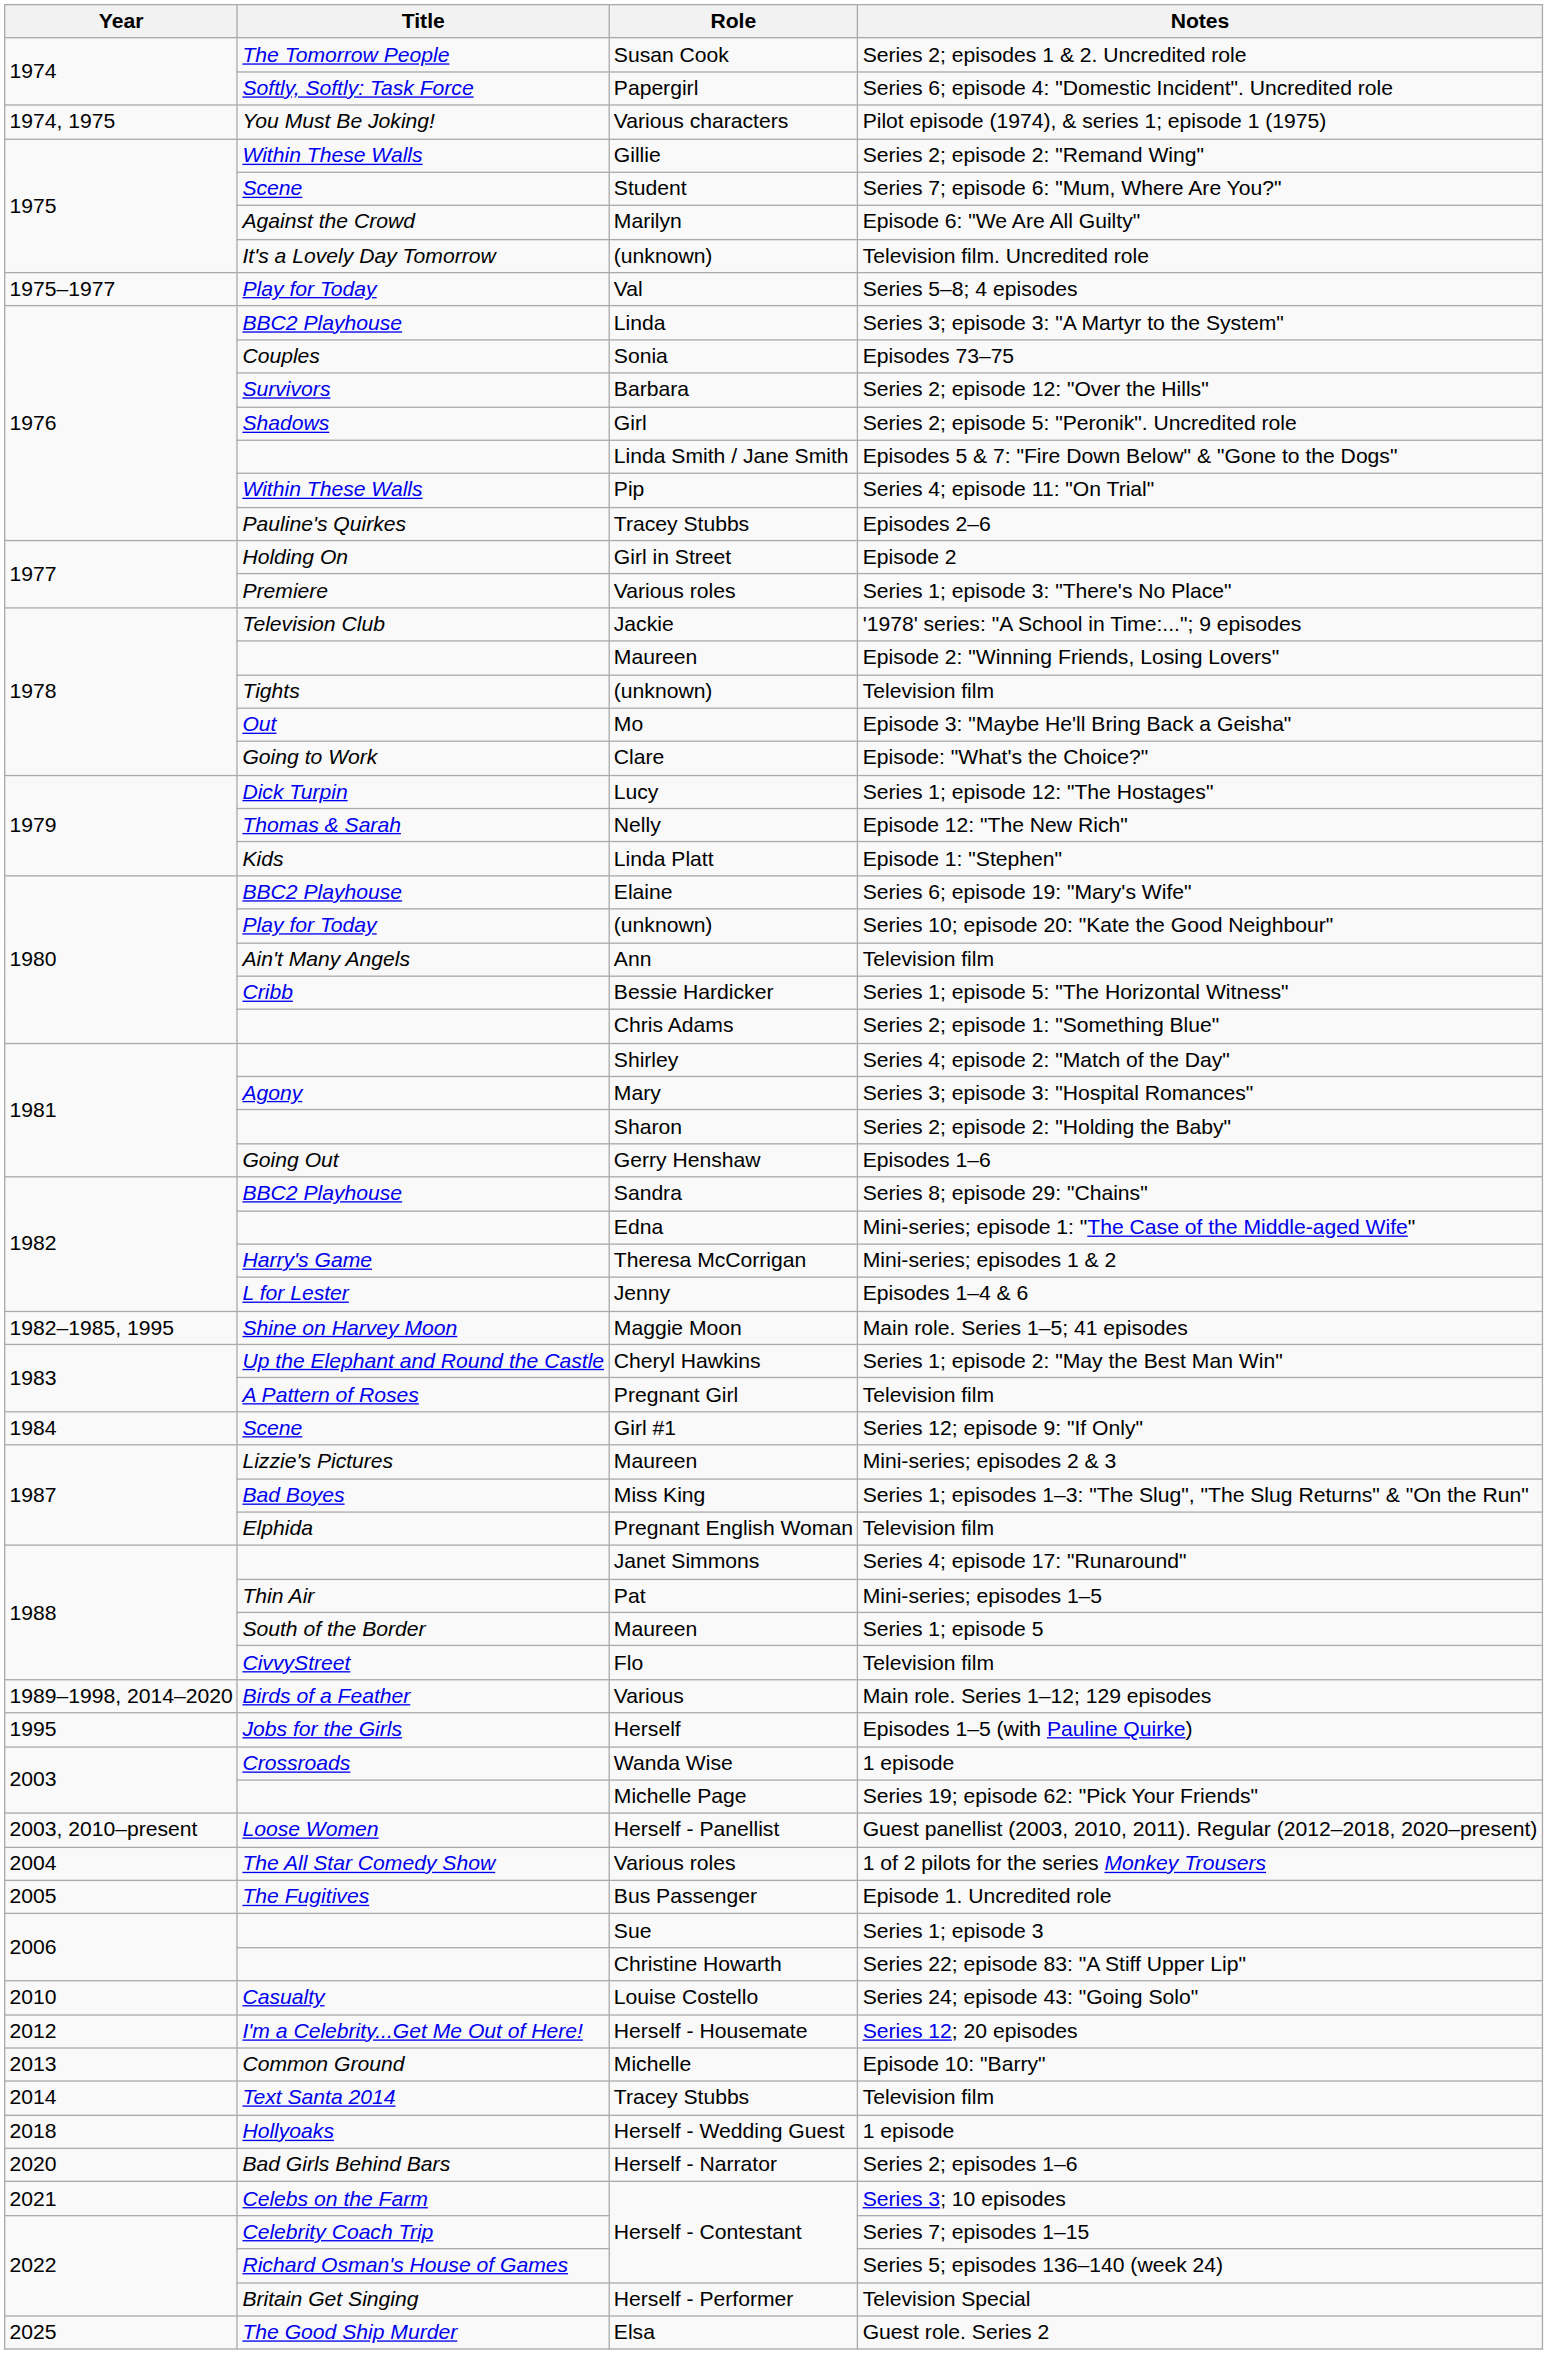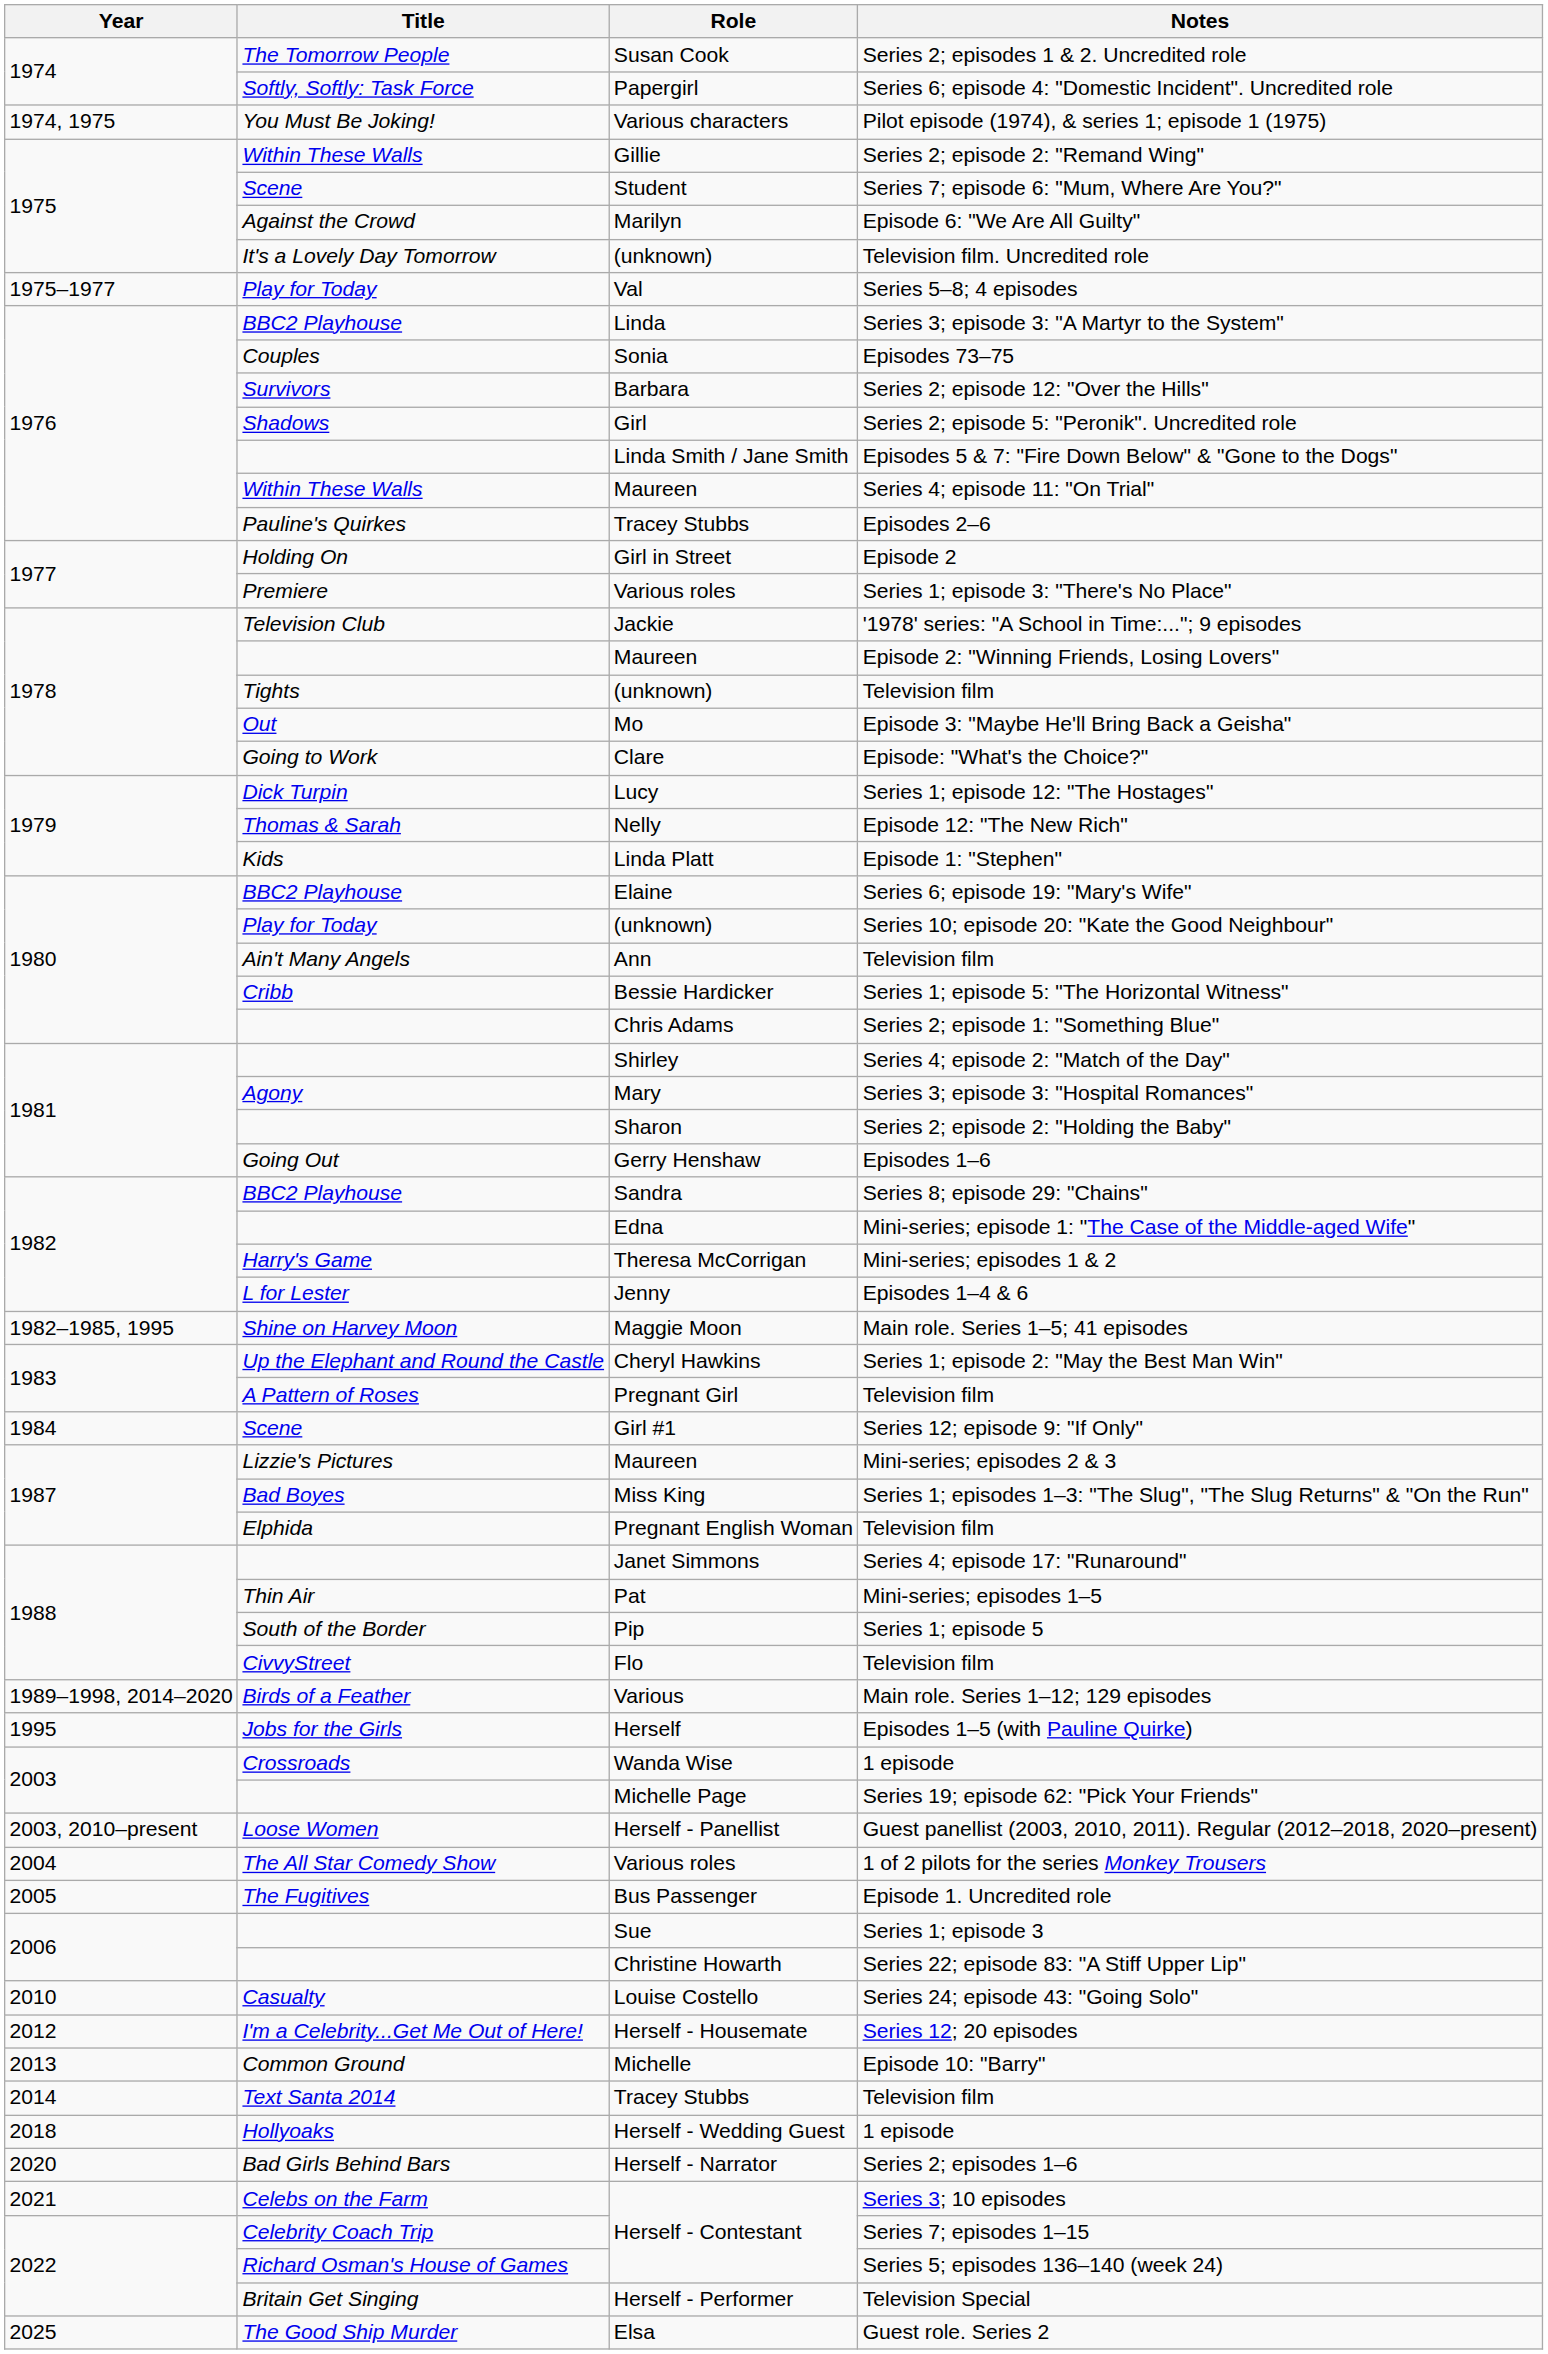(629, 490) Pip -> (655, 490) Maureen
(655, 1629) Maureen -> (629, 1629) Pip
